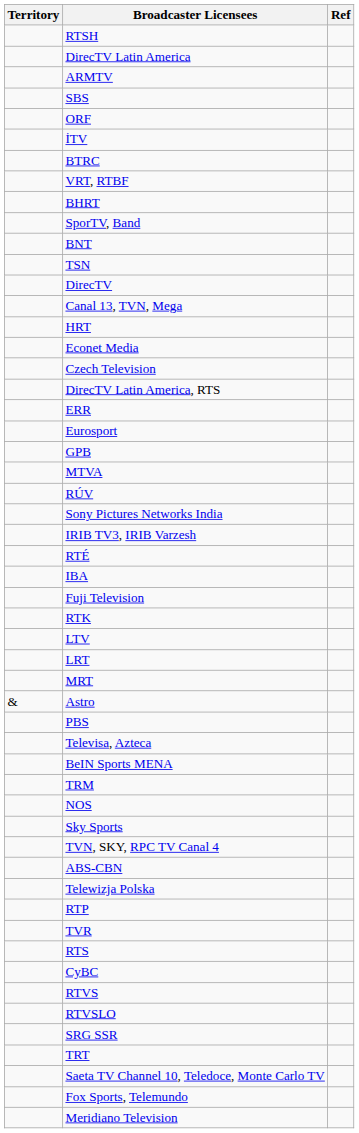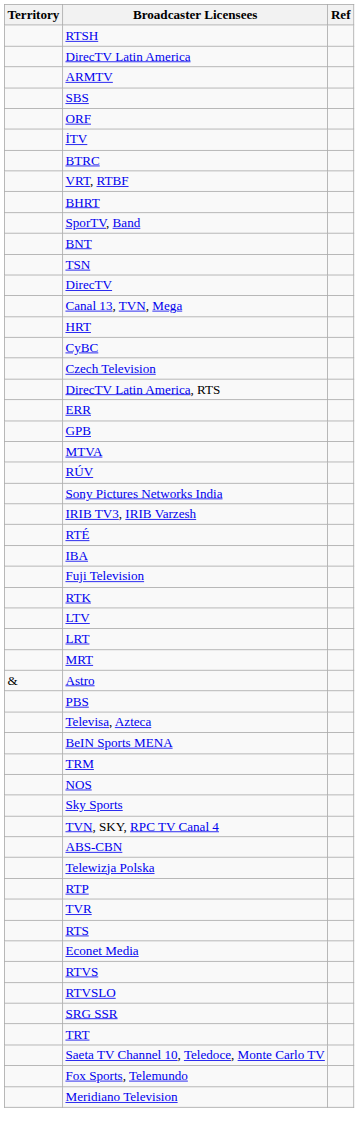rows swapped: (82, 972) <-> (102, 347)
- row: (91, 431)
